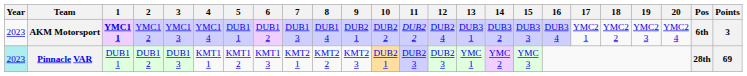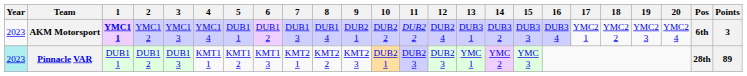(727, 58) 69 -> (727, 58) 89
